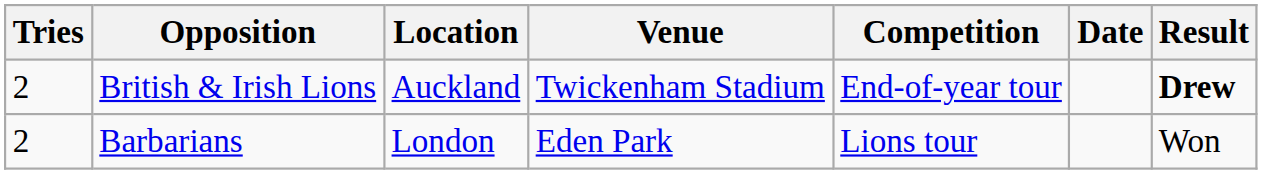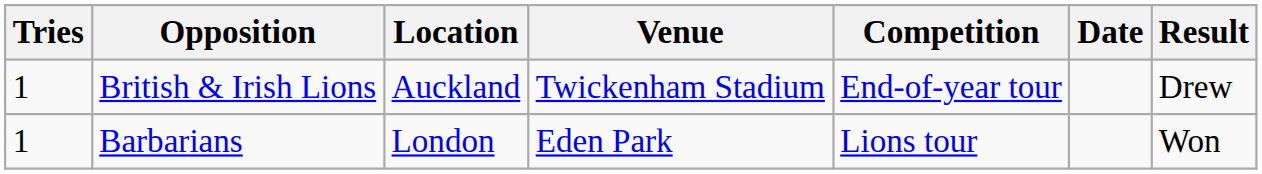(21, 86) 2 -> (21, 86) 1
(1197, 86) bold -> (1196, 86) normal
(21, 141) 2 -> (21, 141) 1
